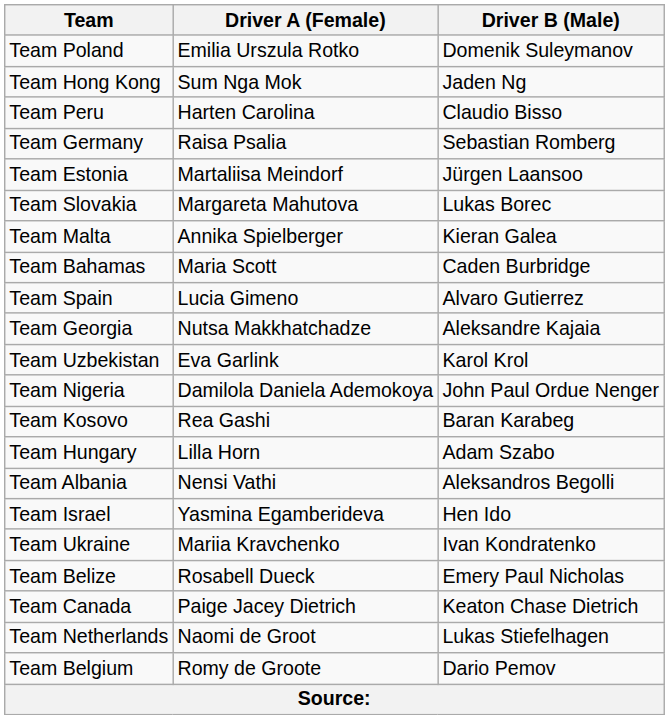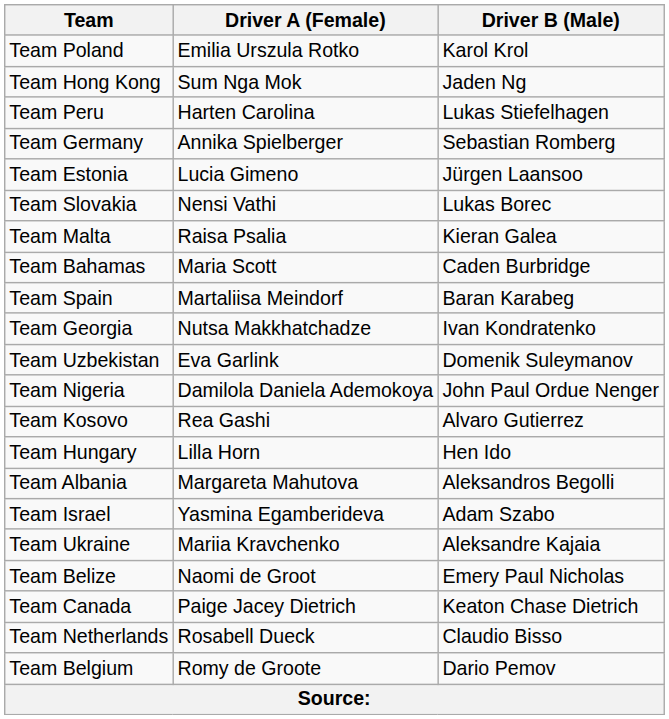(538, 51) Domenik Suleymanov -> (485, 51) Karol Krol
(502, 112) Claudio Bisso -> (526, 112) Lukas Stiefelhagen
(232, 143) Raisa Psalia -> (260, 143) Annika Spielberger
(260, 174) Martaliisa Meindorf -> (238, 174) Lucia Gimeno
(268, 205) Margareta Mahutova -> (227, 205) Nensi Vathi
(260, 236) Annika Spielberger -> (232, 236) Raisa Psalia
(238, 298) Lucia Gimeno -> (260, 298) Martaliisa Meindorf
(513, 298) Alvaro Gutierrez -> (508, 298) Baran Karabeg
(521, 328) Aleksandre Kajaia -> (519, 328) Ivan Kondratenko
(485, 359) Karol Krol -> (538, 359) Domenik Suleymanov
(508, 421) Baran Karabeg -> (513, 421) Alvaro Gutierrez
(499, 452) Adam Szabo -> (477, 452) Hen Ido
(227, 483) Nensi Vathi -> (268, 483) Margareta Mahutova
(477, 514) Hen Ido -> (499, 514) Adam Szabo
(519, 545) Ivan Kondratenko -> (521, 545) Aleksandre Kajaia
(246, 575) Rosabell Dueck -> (247, 575) Naomi de Groot
(247, 637) Naomi de Groot -> (246, 637) Rosabell Dueck
(526, 637) Lukas Stiefelhagen -> (502, 637) Claudio Bisso
